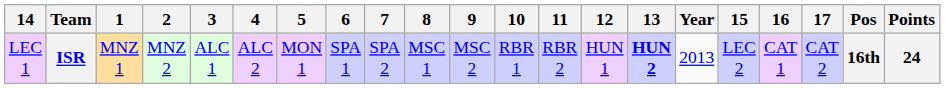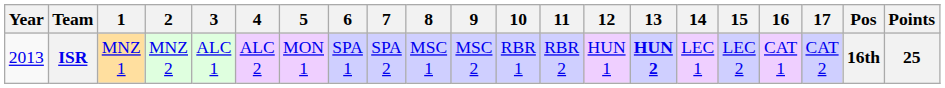columns swapped: (697, 18) <-> (25, 18)
(912, 57) 24 -> (912, 57) 25
